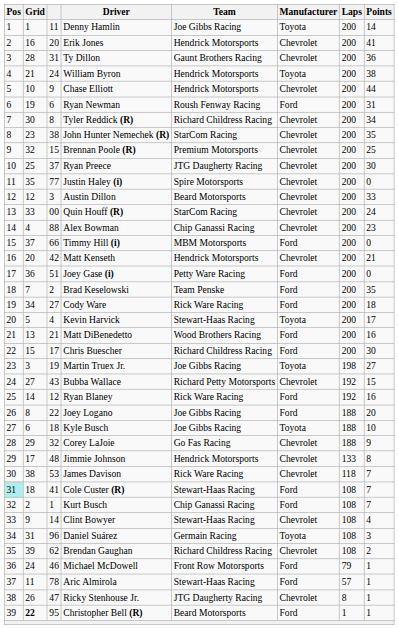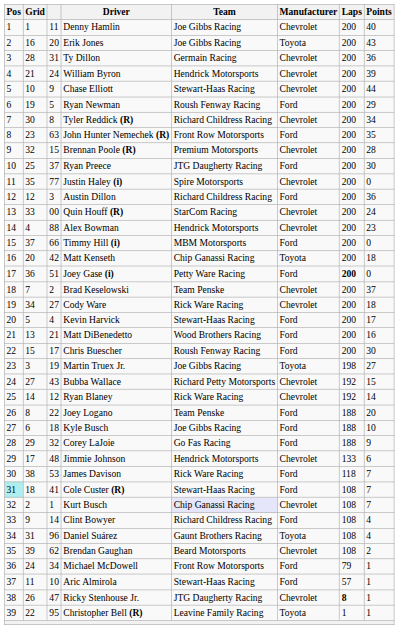(293, 27) Toyota -> (298, 27) Chevrolet
(371, 27) 14 -> (371, 27) 40
(216, 42) Hendrick Motorsports -> (207, 42) Joe Gibbs Racing
(298, 42) Chevrolet -> (293, 42) Toyota
(371, 42) 41 -> (371, 42) 43
(218, 58) Gaunt Brothers Racing -> (205, 58) Germain Racing
(293, 73) Toyota -> (298, 73) Chevrolet
(371, 73) 38 -> (371, 73) 39
(216, 88) Hendrick Motorsports -> (214, 88) Stewart-Haas Racing
(52, 104) 6 -> (52, 104) 5
(371, 104) 31 -> (371, 104) 29
(54, 135) 38 -> (54, 135) 63
(205, 135) StarCom Racing -> (219, 135) Front Row Motorsports
(298, 135) Chevrolet -> (289, 135) Ford
(371, 150) 25 -> (371, 150) 28
(298, 165) Chevrolet -> (289, 165) Ford
(210, 196) Beard Motorsports -> (223, 196) Richard Childress Racing
(298, 196) Chevrolet -> (289, 196) Ford
(371, 196) 33 -> (371, 196) 36
(214, 227) Chip Ganassi Racing -> (216, 227) Hendrick Motorsports
(216, 258) Hendrick Motorsports -> (214, 258) Chip Ganassi Racing
(298, 258) Chevrolet -> (293, 258) Toyota
(371, 258) 21 -> (371, 258) 18
(349, 273) normal -> (349, 273) bold
(289, 289) Ford -> (298, 289) Chevrolet
(371, 289) 35 -> (371, 289) 37
(289, 304) Ford -> (298, 304) Chevrolet
(293, 319) Toyota -> (289, 319) Ford
(223, 350) Richard Childress Racing -> (217, 350) Roush Fenway Racing
(289, 396) Ford -> (298, 396) Chevrolet
(371, 396) 16 -> (371, 396) 14
(207, 412) Joe Gibbs Racing -> (199, 412) Team Penske
(293, 427) Toyota -> (289, 427) Ford
(298, 443) Chevrolet -> (289, 443) Ford
(369, 458) 8 -> (369, 458) 6
(298, 473) Chevrolet -> (289, 473) Ford
(214, 504) no background -> (214, 504) lavender background
(289, 504) Ford -> (298, 504) Chevrolet
(214, 520) Stewart-Haas Racing -> (223, 520) Richard Childress Racing
(298, 520) Chevrolet -> (289, 520) Ford
(205, 535) Germain Racing -> (218, 535) Gaunt Brothers Racing
(369, 535) 3 -> (369, 535) 4
(223, 550) Richard Childress Racing -> (210, 550) Beard Motorsports
(54, 566) 46 -> (54, 566) 34
(54, 581) 78 -> (54, 581) 10
(344, 597) normal -> (344, 597) bold
(30, 612) bold -> (30, 612) normal
(210, 612) Beard Motorsports -> (219, 612) Leavine Family Racing
(289, 612) Ford -> (293, 612) Toyota
